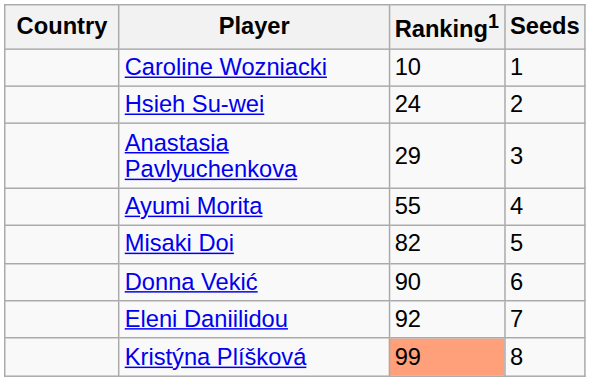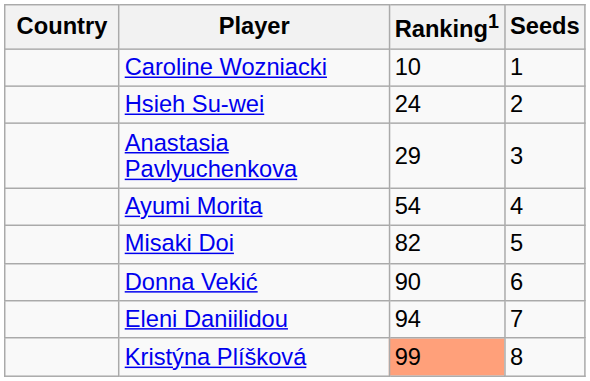(408, 206) 55 -> (408, 206) 54
(408, 319) 92 -> (408, 319) 94
